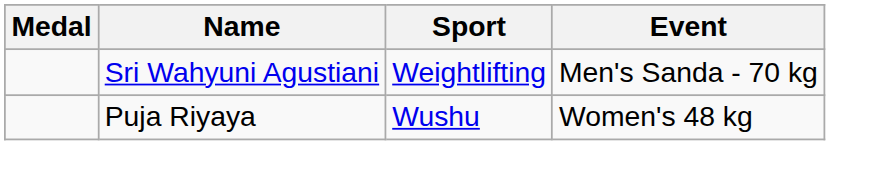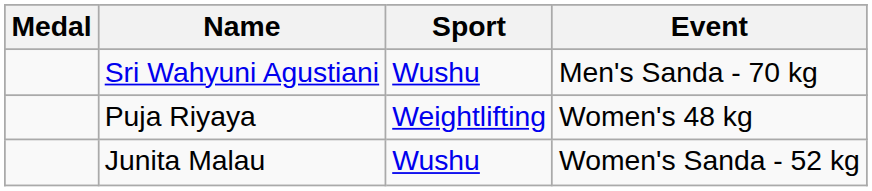(469, 71) Weightlifting -> (436, 71) Wushu
(436, 116) Wushu -> (469, 116) Weightlifting
+ row: (185, 161)
